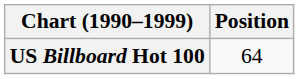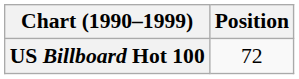(252, 55) 64 -> (252, 55) 72
